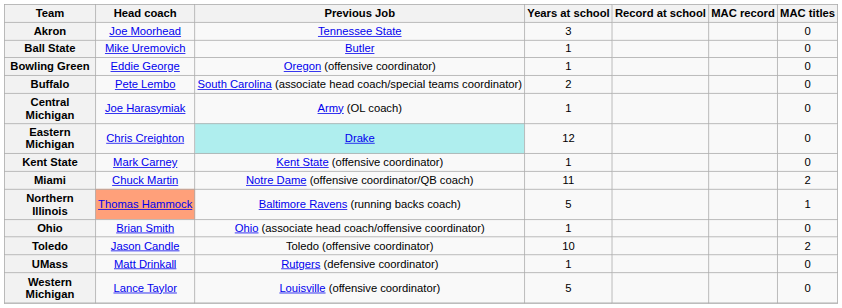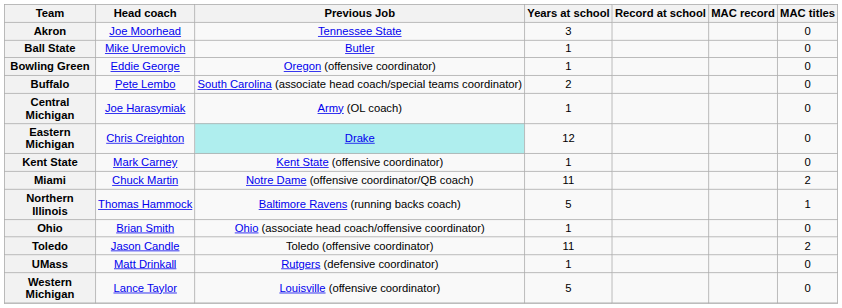(145, 205) lightsalmon background -> (145, 205) no background
(568, 246) 10 -> (568, 246) 11
